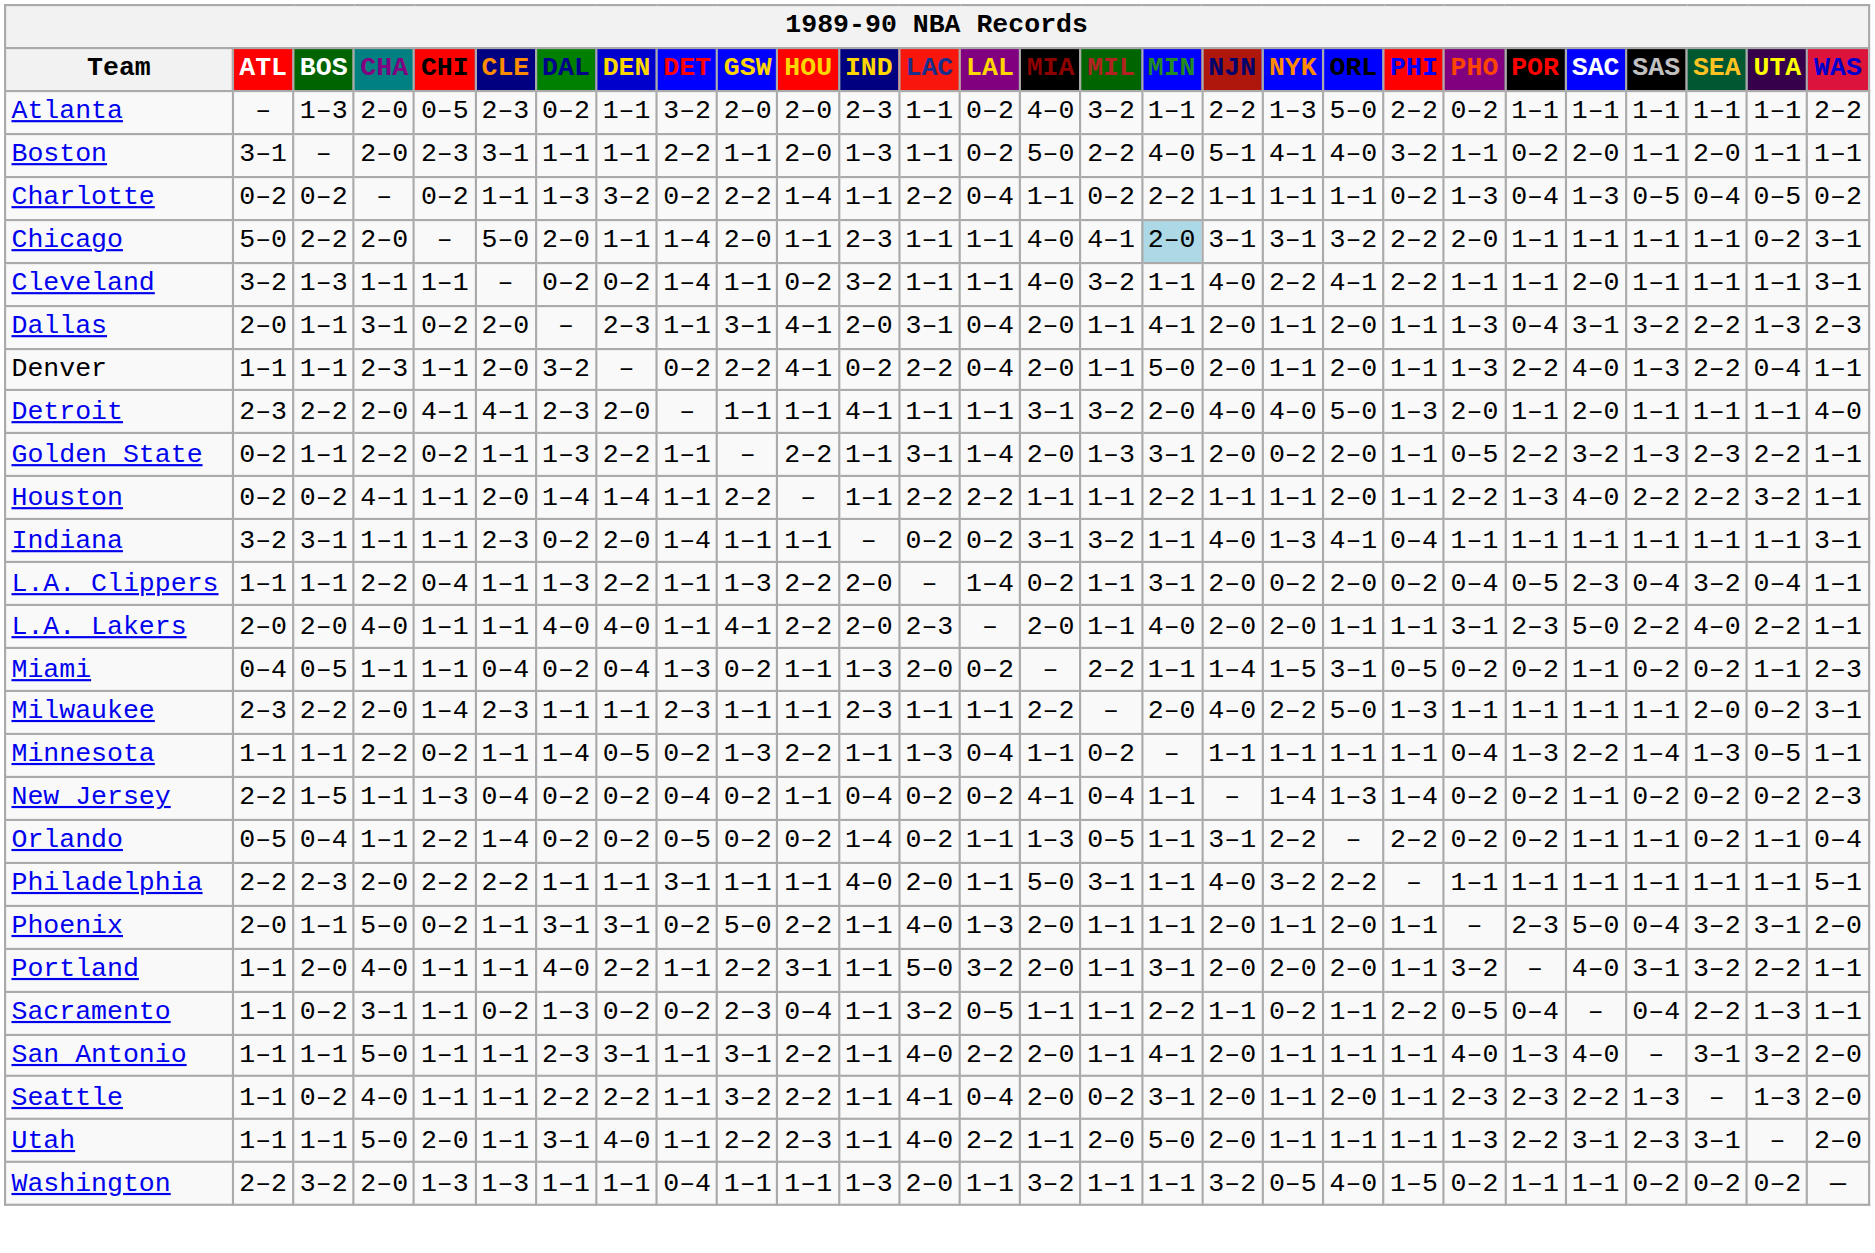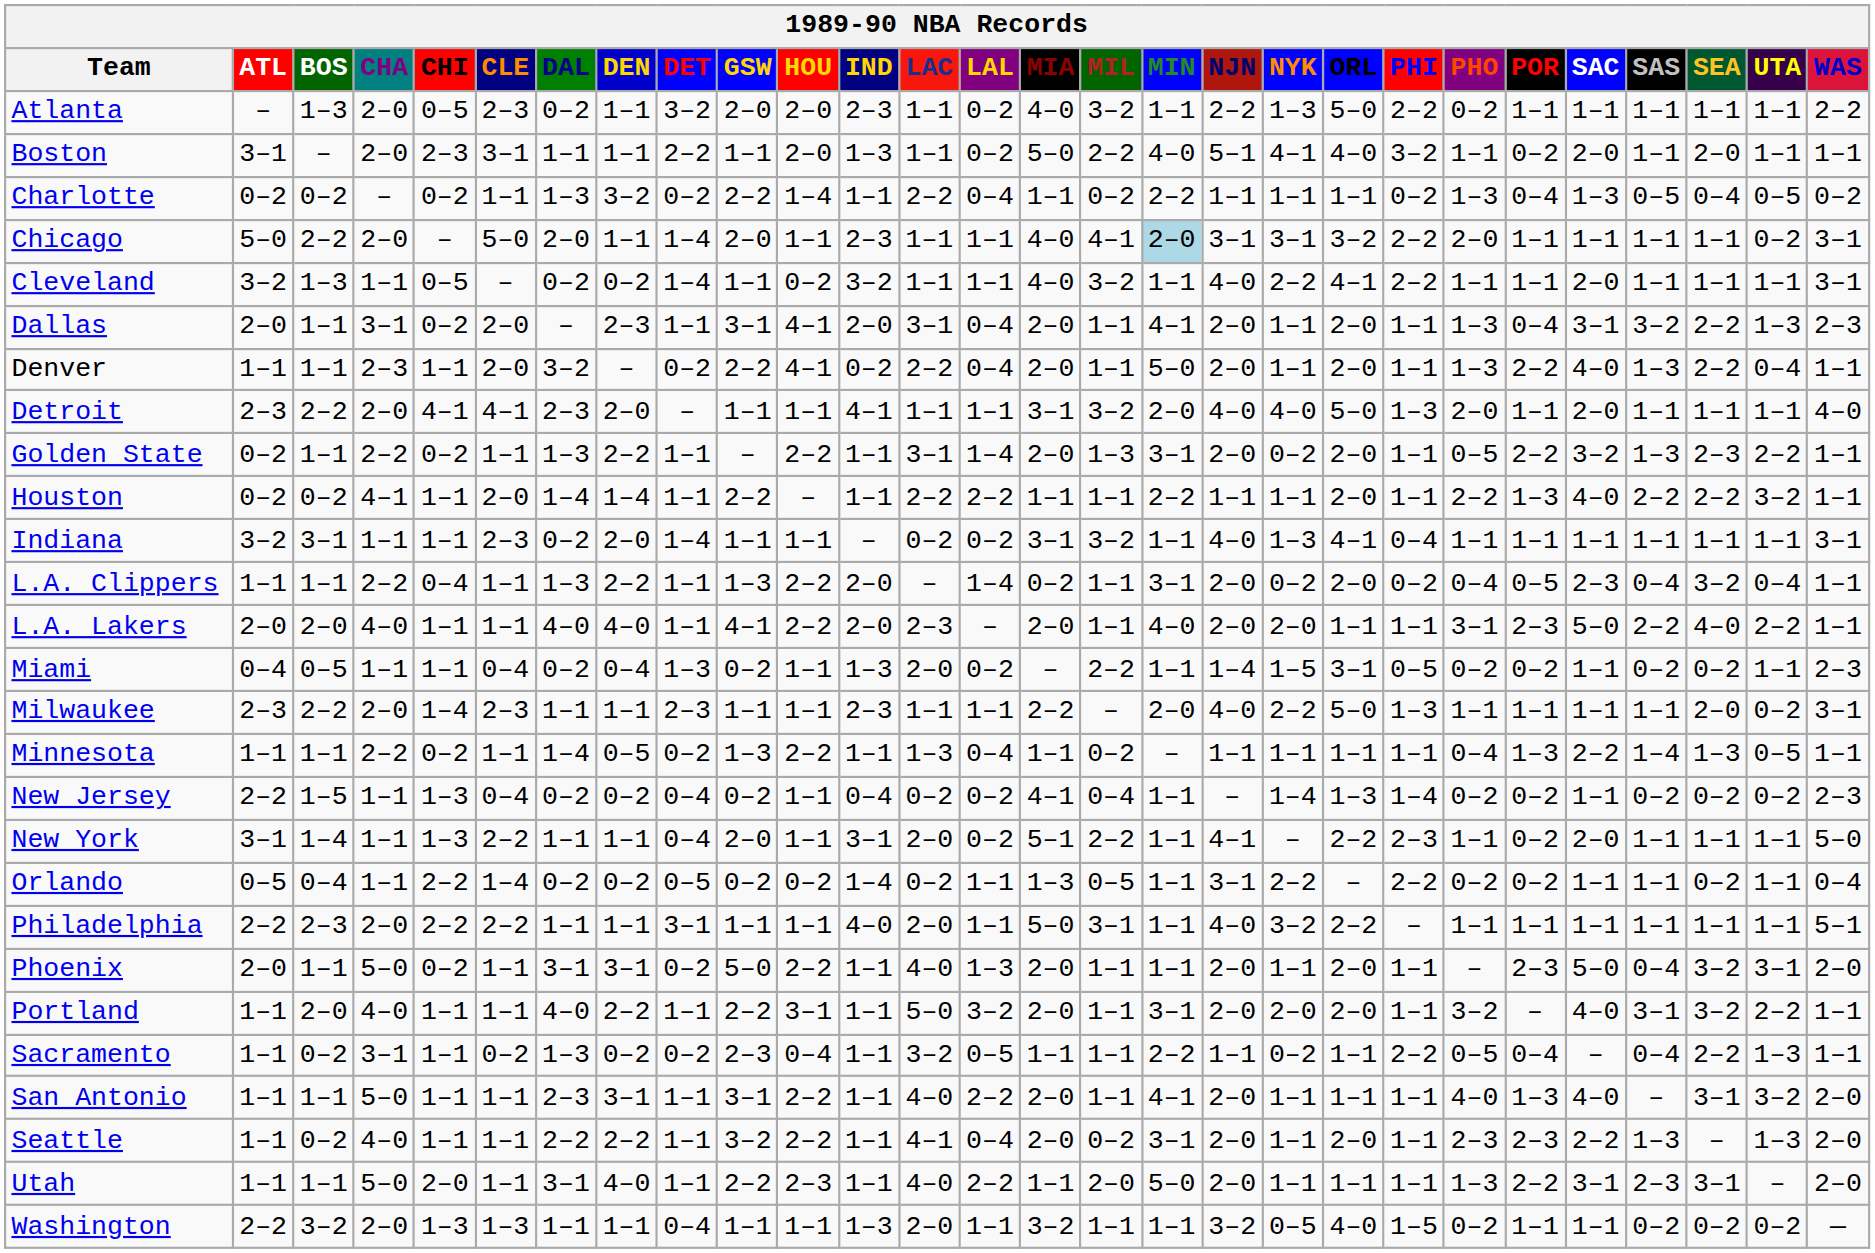(445, 284) 1–1 -> (445, 284) 0–5
+ row: (75, 841)
